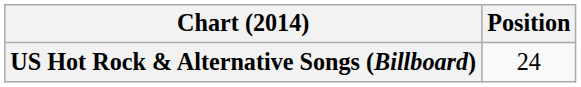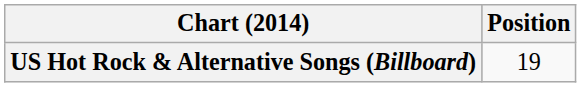(529, 61) 24 -> (529, 61) 19
